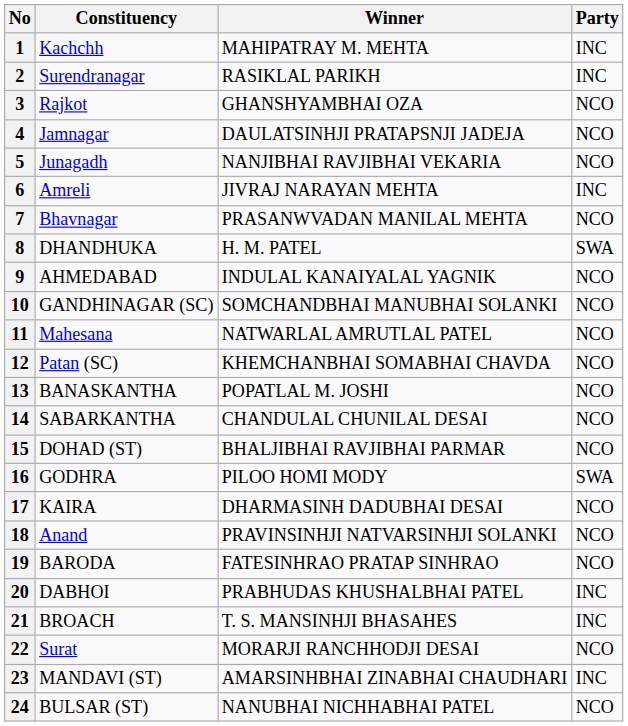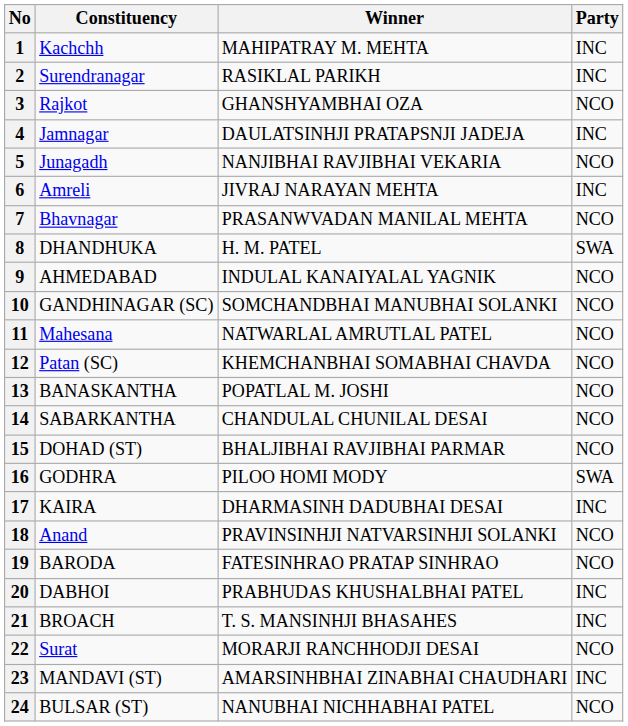(595, 133) NCO -> (591, 133) INC
(595, 506) NCO -> (591, 506) INC
